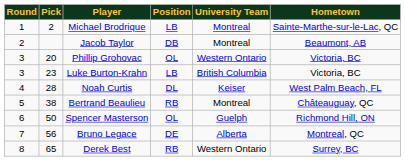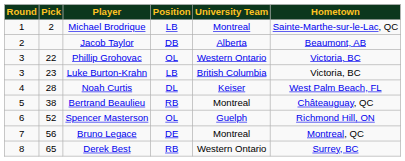(232, 42) Montreal -> (232, 42) Alberta
(51, 58) 20 -> (51, 58) 22
(51, 118) 50 -> (51, 118) 52
(232, 133) Alberta -> (232, 133) Montreal
